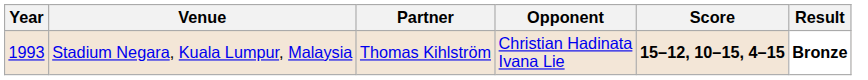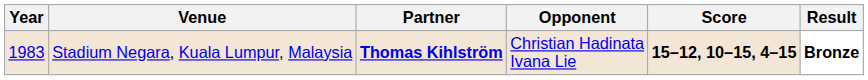(26, 53) 1993 -> (26, 53) 1983
(425, 53) normal -> (431, 53) bold
